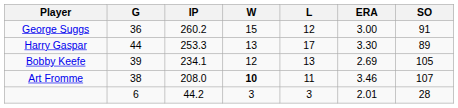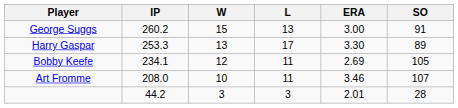- column: (136, 12)
(309, 29) 12 -> (288, 29) 13
(309, 62) 13 -> (288, 62) 11
(251, 78) bold -> (222, 78) normal
